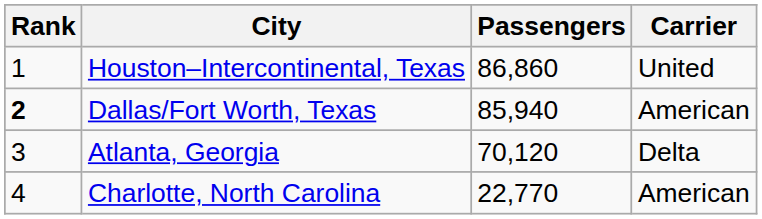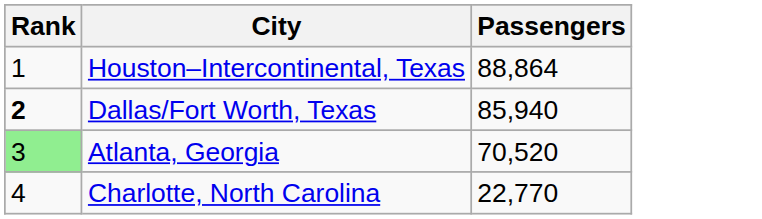- column: (694, 26)
(518, 68) 86,860 -> (518, 68) 88,864
(18, 152) no background -> (18, 152) lightgreen background
(518, 152) 70,120 -> (518, 152) 70,520
